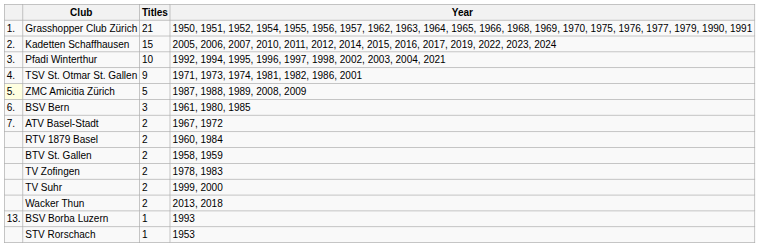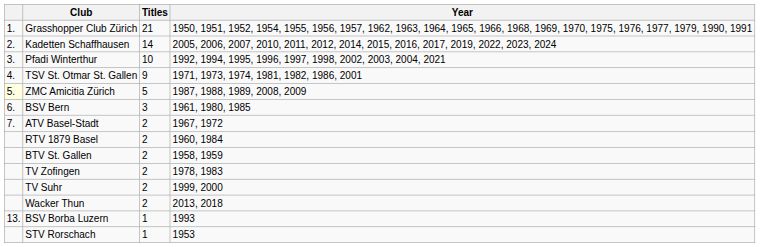(147, 44) 15 -> (147, 44) 14
